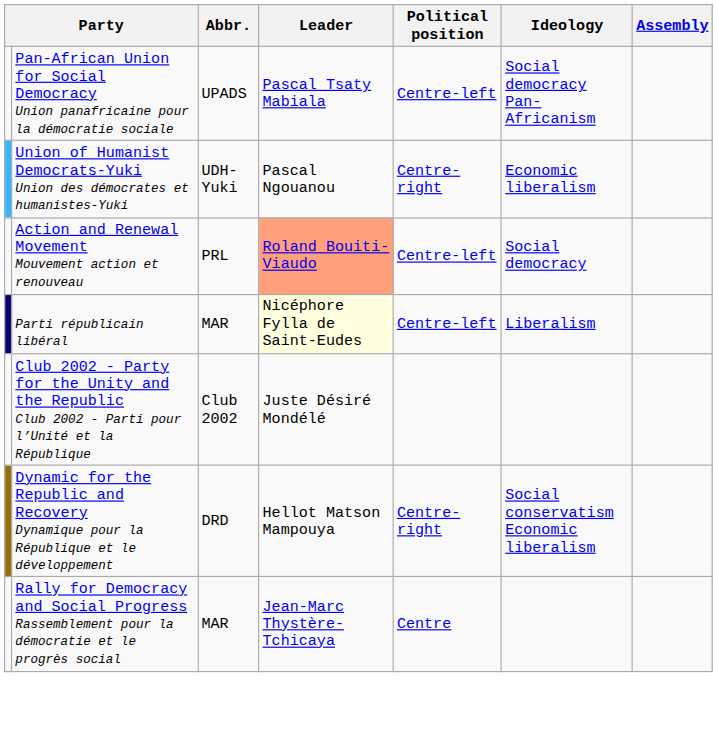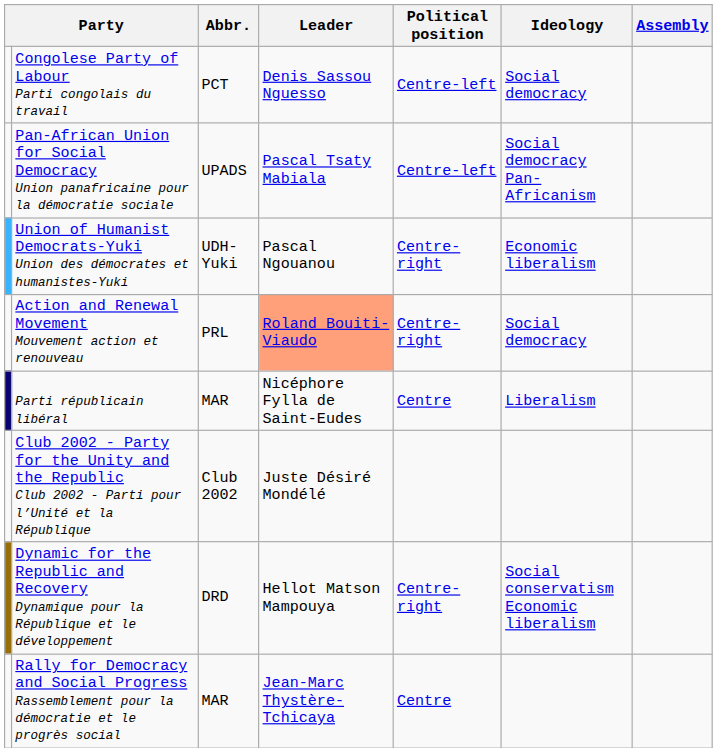+ row: (97, 84)
(447, 256) Centre-left -> (429, 333) Centre-right
(312, 324) lightyellow background -> (312, 401) no background
(447, 324) Centre-left -> (424, 401) Centre
